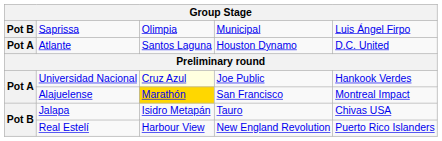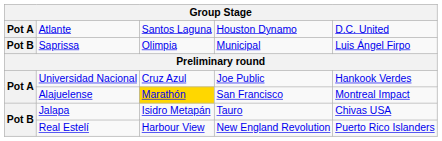rows swapped: (55, 45) <-> (59, 29)
(164, 78) lightyellow background -> (164, 78) no background
